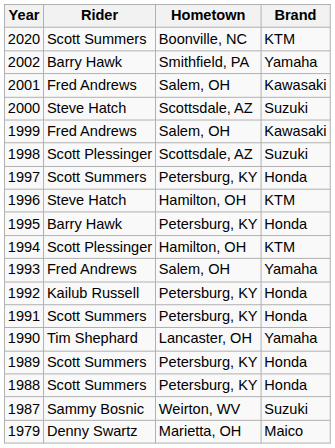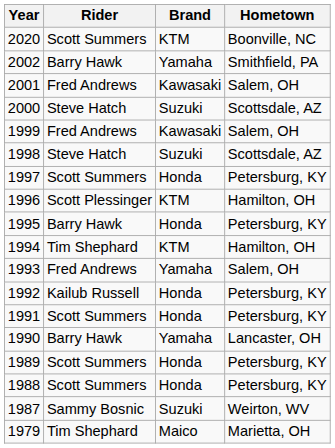columns swapped: (208, 16) <-> (295, 16)
(100, 154) Scott Plessinger -> (87, 154) Steve Hatch
(87, 200) Steve Hatch -> (100, 200) Scott Plessinger
(100, 246) Scott Plessinger -> (92, 246) Tim Shephard
(92, 339) Tim Shephard -> (85, 339) Barry Hawk
(92, 431) Denny Swartz -> (92, 431) Tim Shephard
